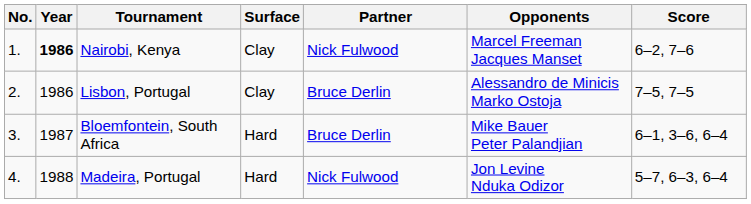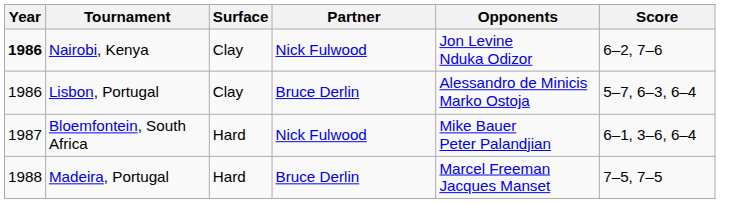- column: (20, 16)
(526, 49) Marcel Freeman Jacques Manset -> (486, 49) Jon Levine Nduka Odizor
(664, 92) 7–5, 7–5 -> (650, 92) 5–7, 6–3, 6–4
(349, 134) Bruce Derlin -> (321, 134) Nick Fulwood
(353, 176) Nick Fulwood -> (317, 176) Bruce Derlin
(517, 176) Jon Levine Nduka Odizor -> (495, 176) Marcel Freeman Jacques Manset
(681, 176) 5–7, 6–3, 6–4 -> (633, 176) 7–5, 7–5
